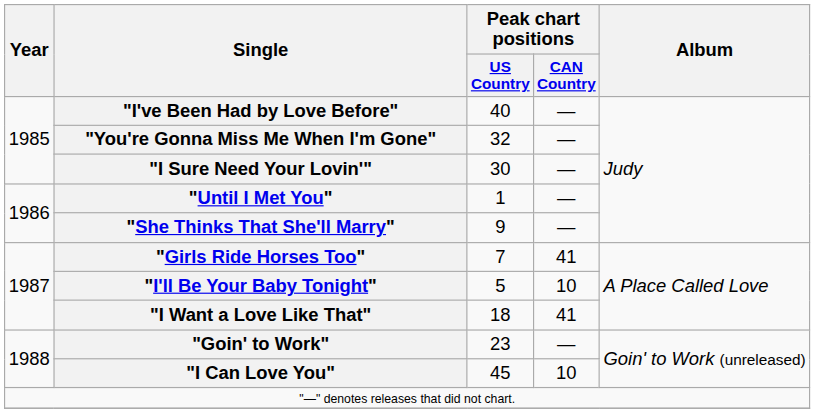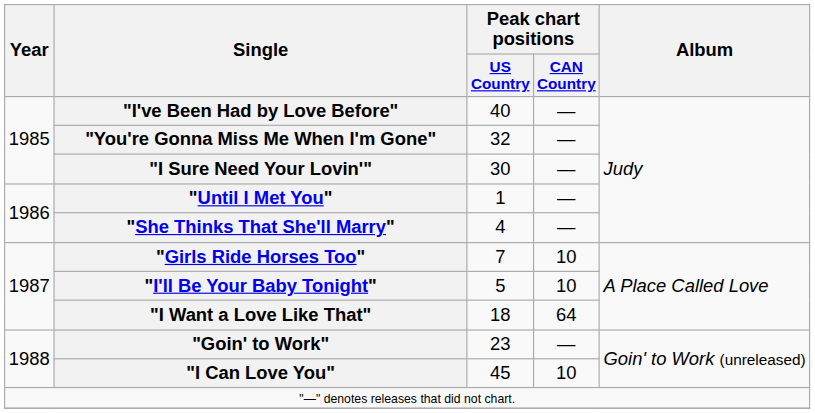(500, 227) 9 -> (500, 227) 4
(566, 256) 41 -> (566, 256) 10
(566, 314) 41 -> (566, 314) 64
